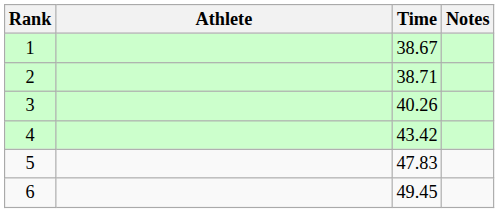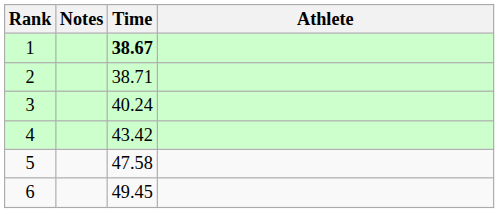columns swapped: (224, 18) <-> (468, 18)
(417, 47) normal -> (132, 47) bold
(417, 105) 40.26 -> (132, 105) 40.24
(417, 163) 47.83 -> (132, 163) 47.58
